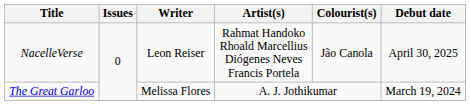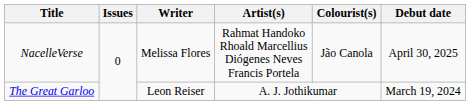(176, 52) Leon Reiser -> (176, 52) Melissa Flores
(176, 91) Melissa Flores -> (176, 91) Leon Reiser
